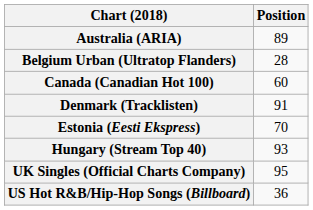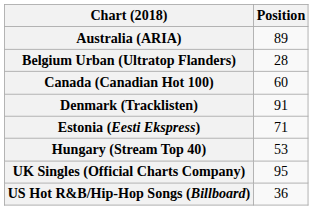(281, 127) 70 -> (281, 127) 71
(281, 149) 93 -> (281, 149) 53
